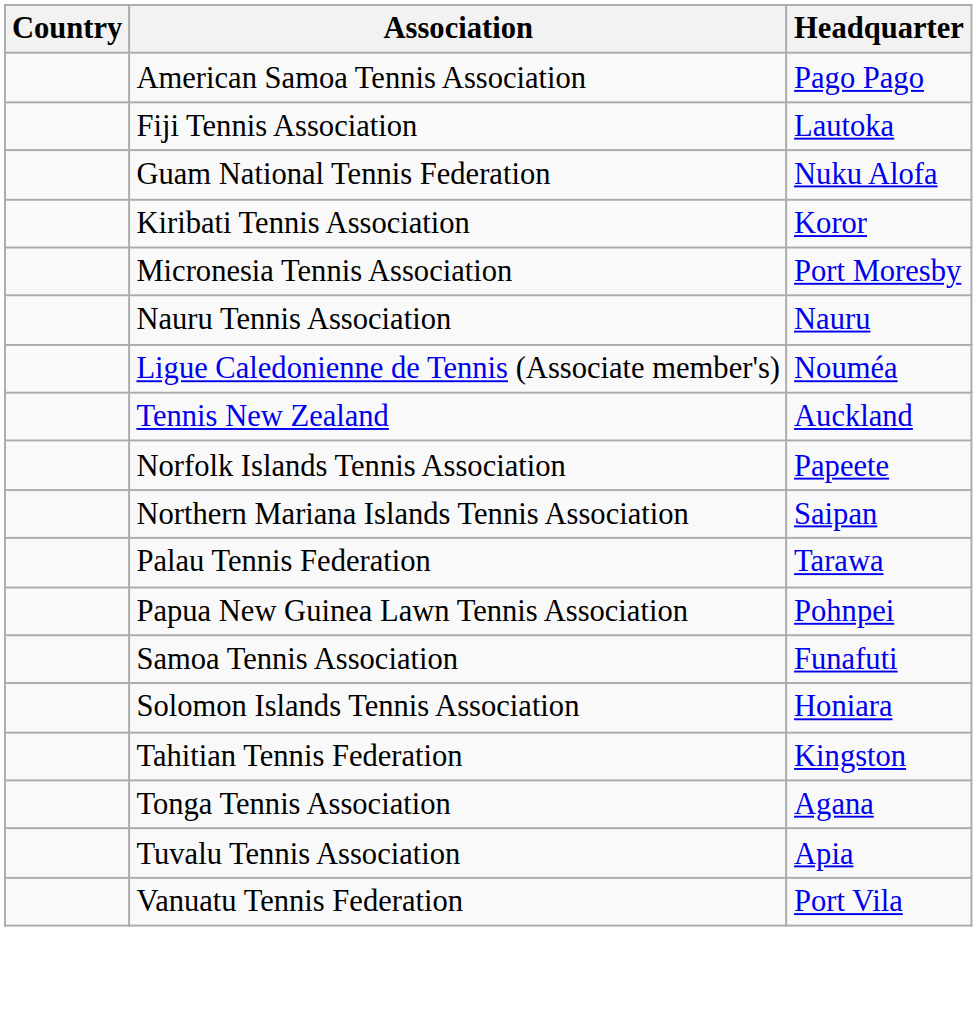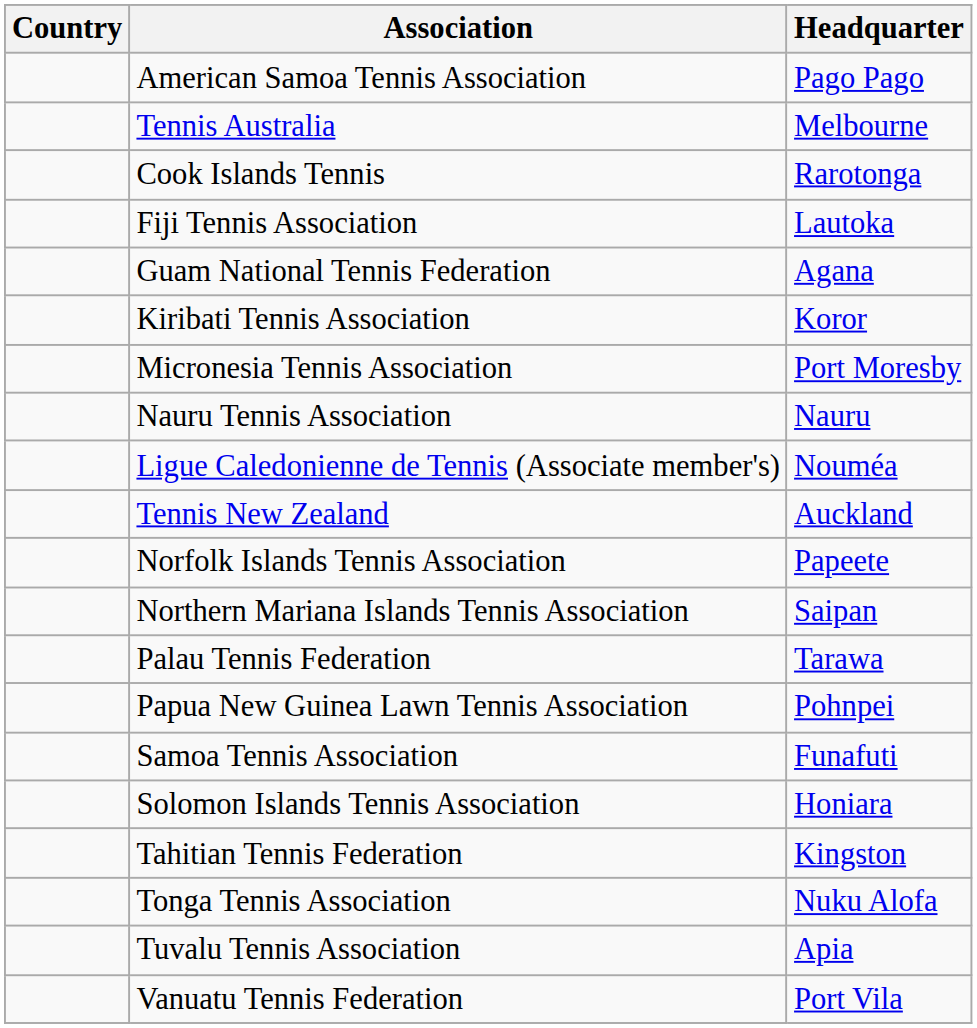+ row: (236, 125)
+ row: (261, 174)
(866, 174) Nuku Alofa -> (834, 271) Agana
(834, 804) Agana -> (866, 901) Nuku Alofa
